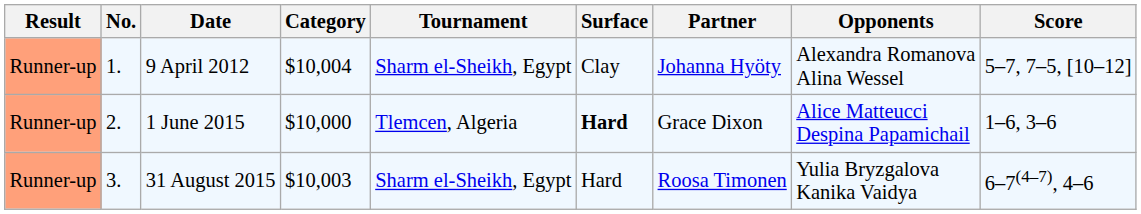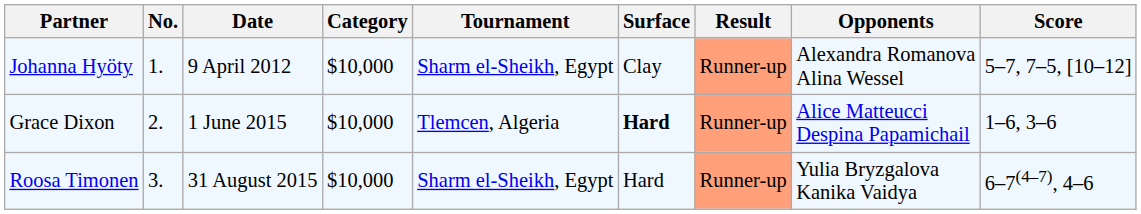columns swapped: (53, 20) <-> (722, 20)
(318, 65) $10,004 -> (360, 65) $10,000
(318, 179) $10,003 -> (360, 179) $10,000
